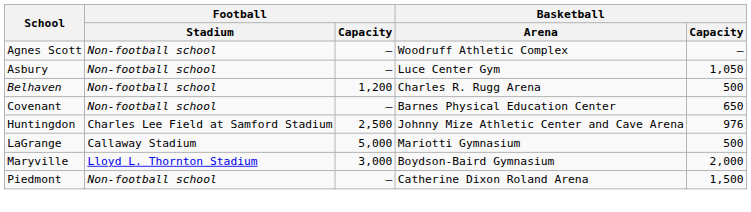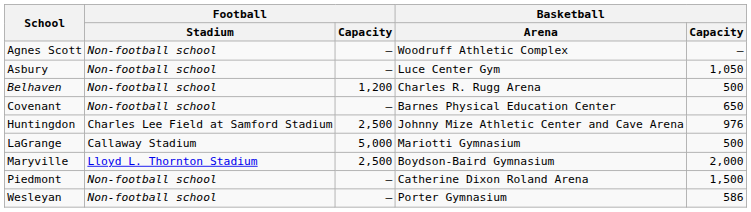(375, 161) 3,000 -> (375, 161) 2,500
+ row: (34, 198)
